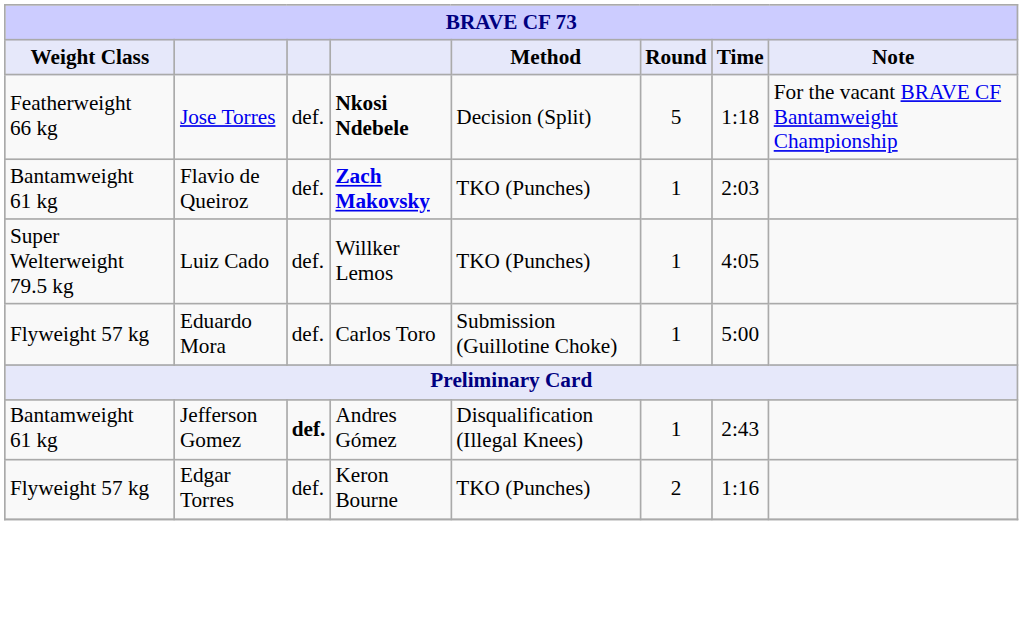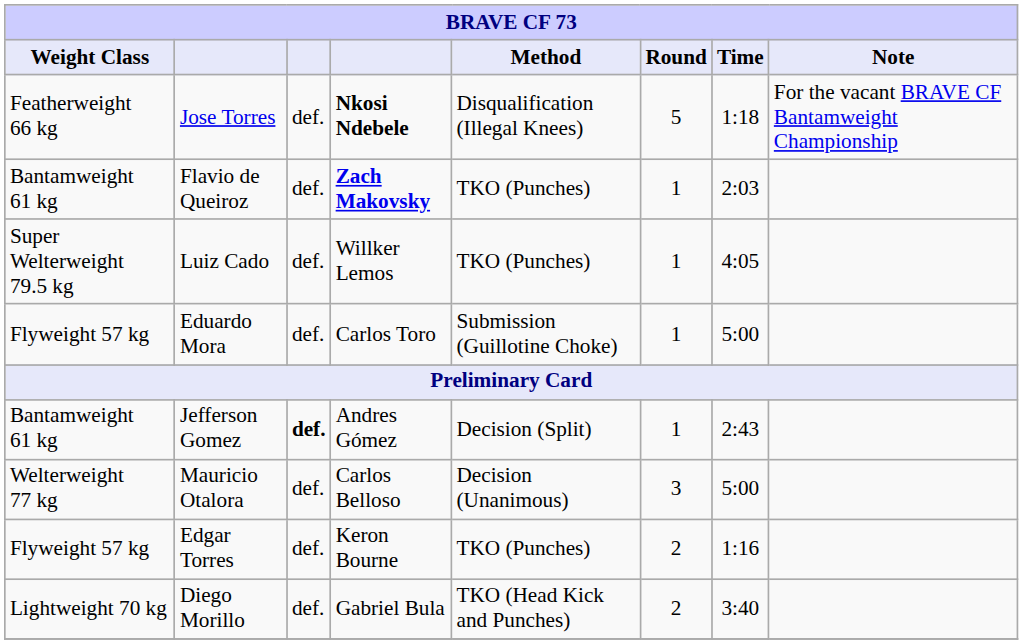(524, 116) Decision (Split) -> (525, 116) Disqualification (Illegal Knees)
(525, 428) Disqualification (Illegal Knees) -> (524, 428) Decision (Split)
+ row: (219, 488)
+ row: (212, 608)
